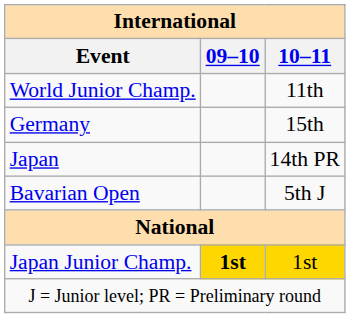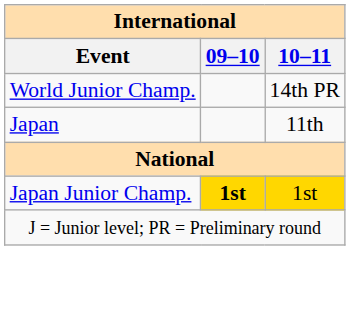(305, 90) 11th -> (305, 90) 14th PR
- row: (50, 124)
(305, 158) 14th PR -> (305, 124) 11th
- row: (75, 192)
